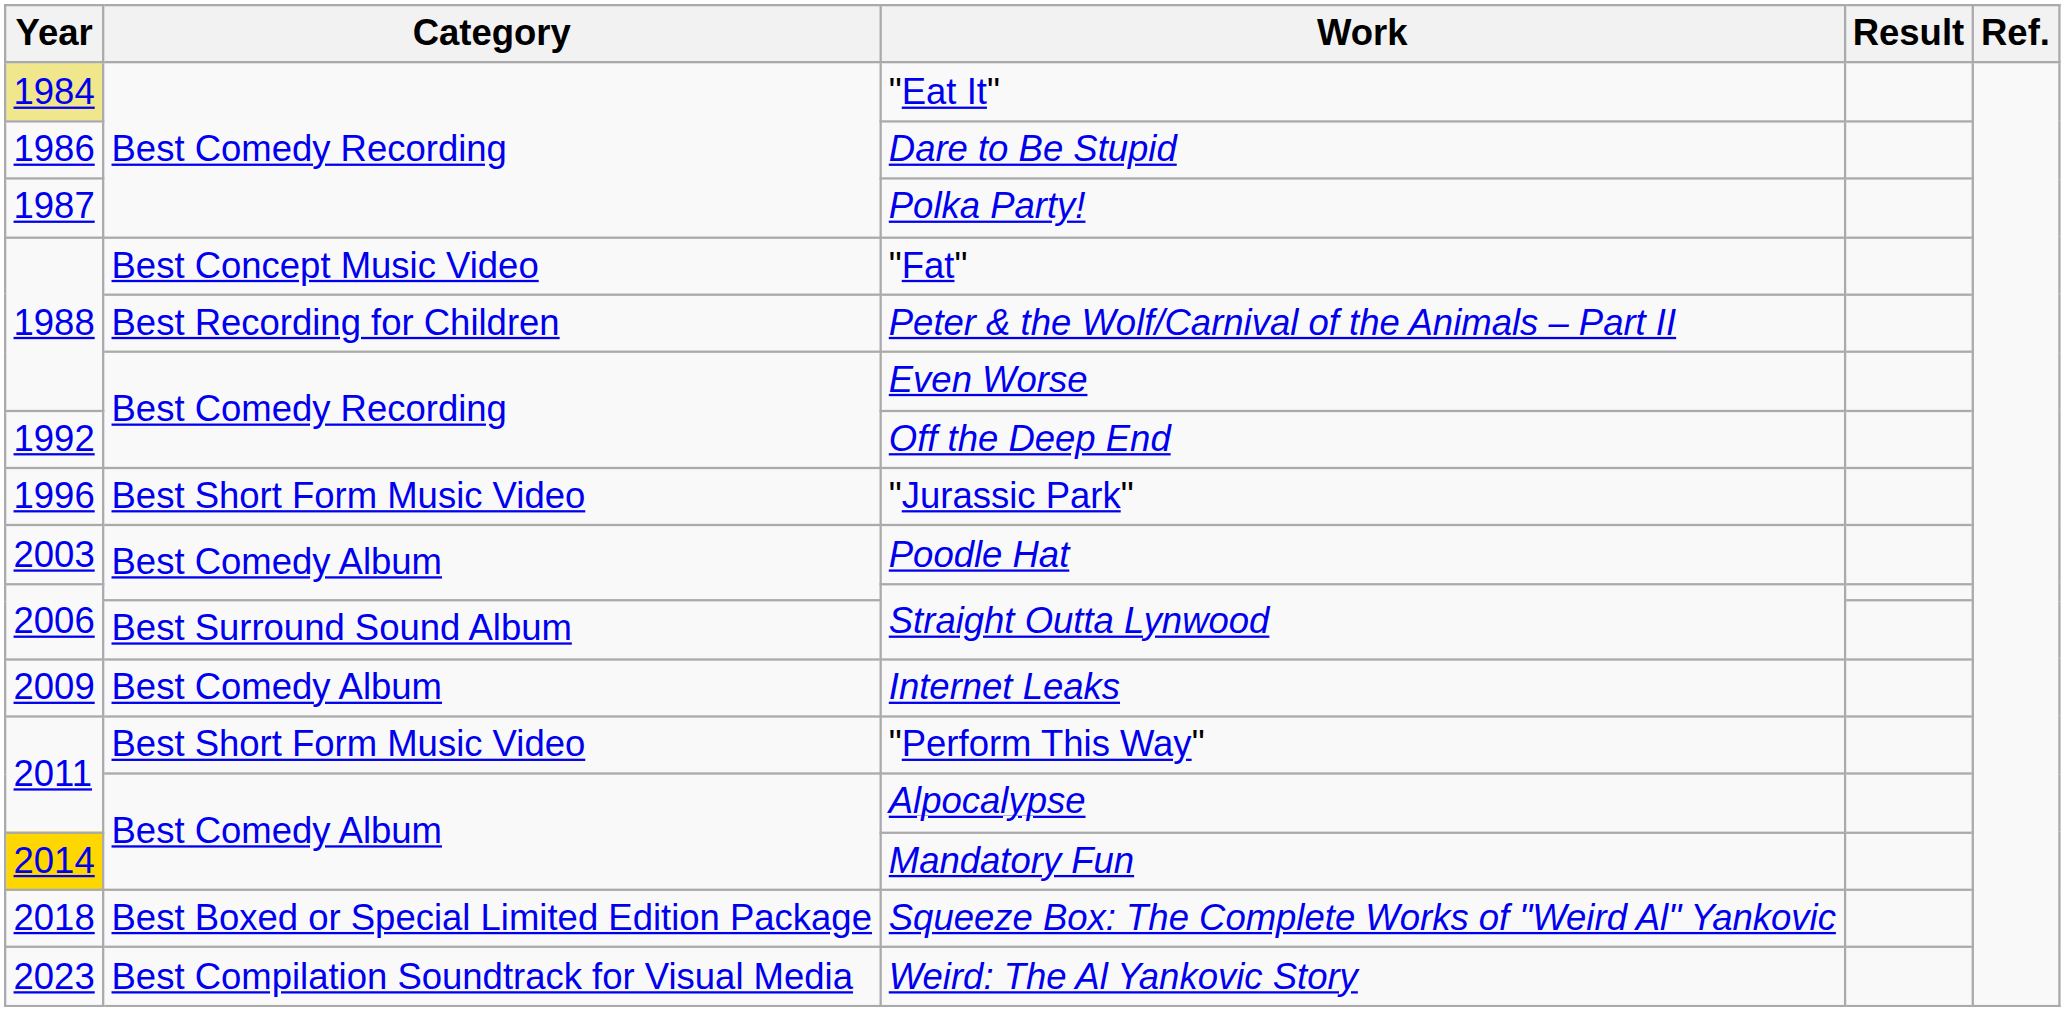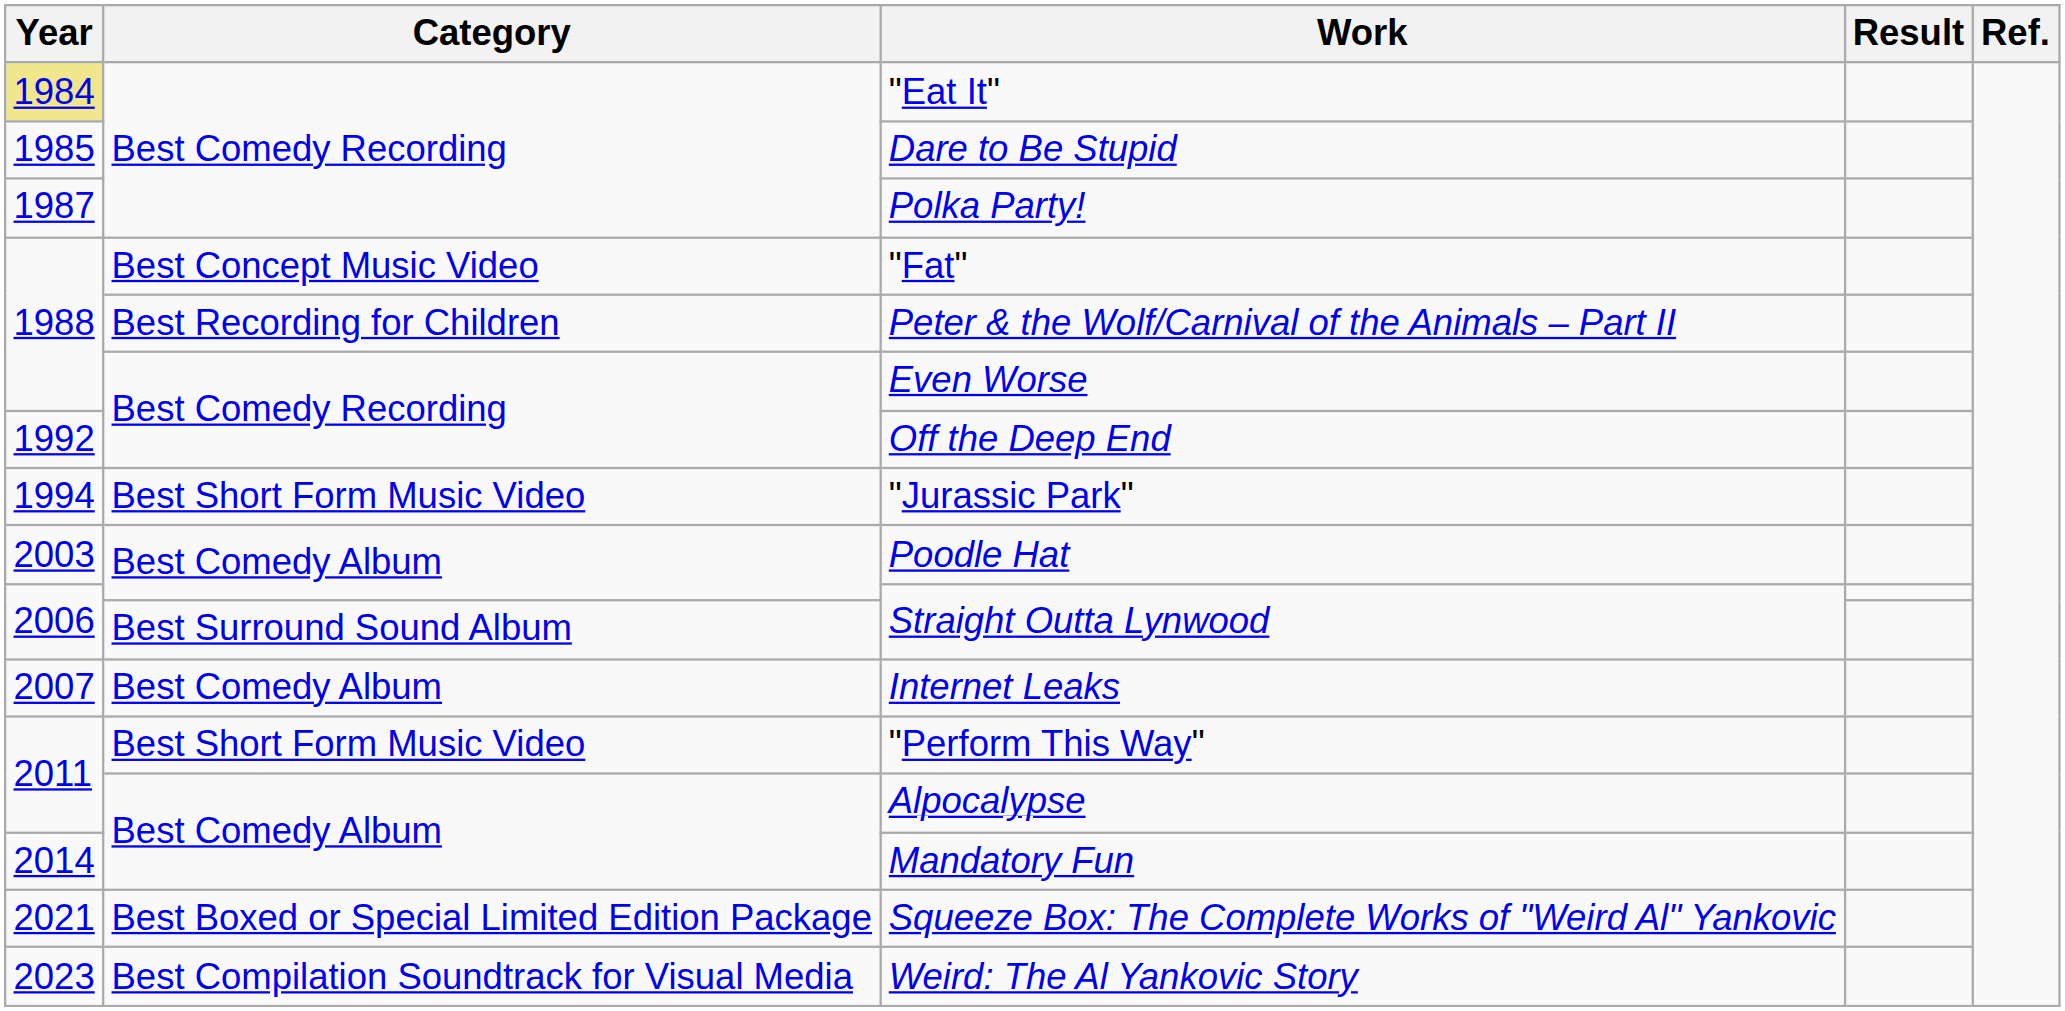(54, 149) 1986 -> (54, 149) 1985
(54, 496) 1996 -> (54, 496) 1994
(54, 686) 2009 -> (54, 686) 2007
(54, 860) gold background -> (54, 860) no background
(54, 918) 2018 -> (54, 918) 2021
